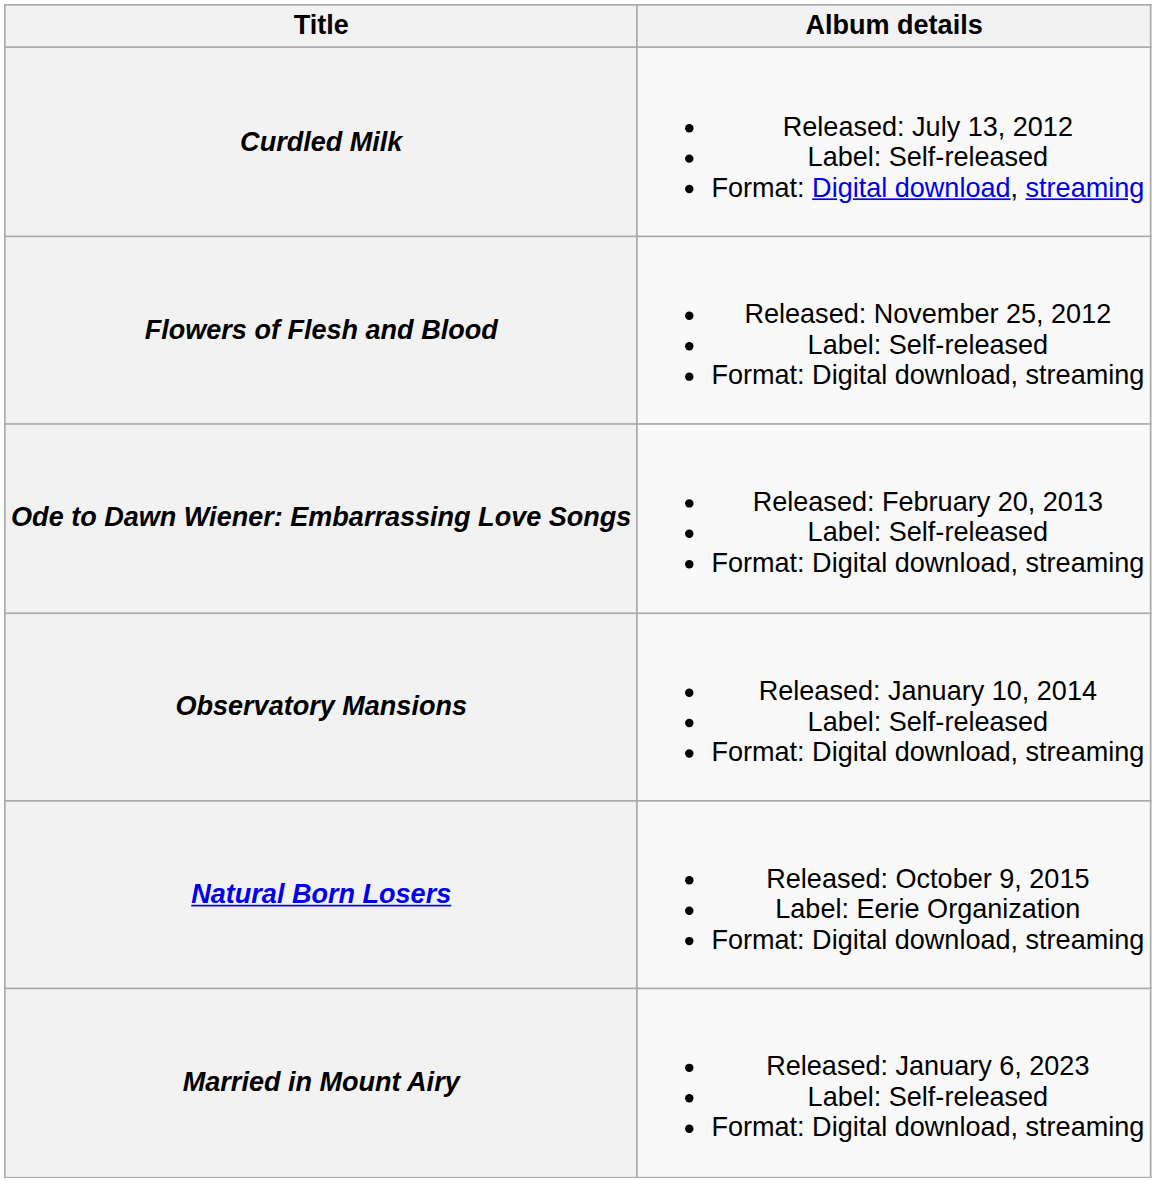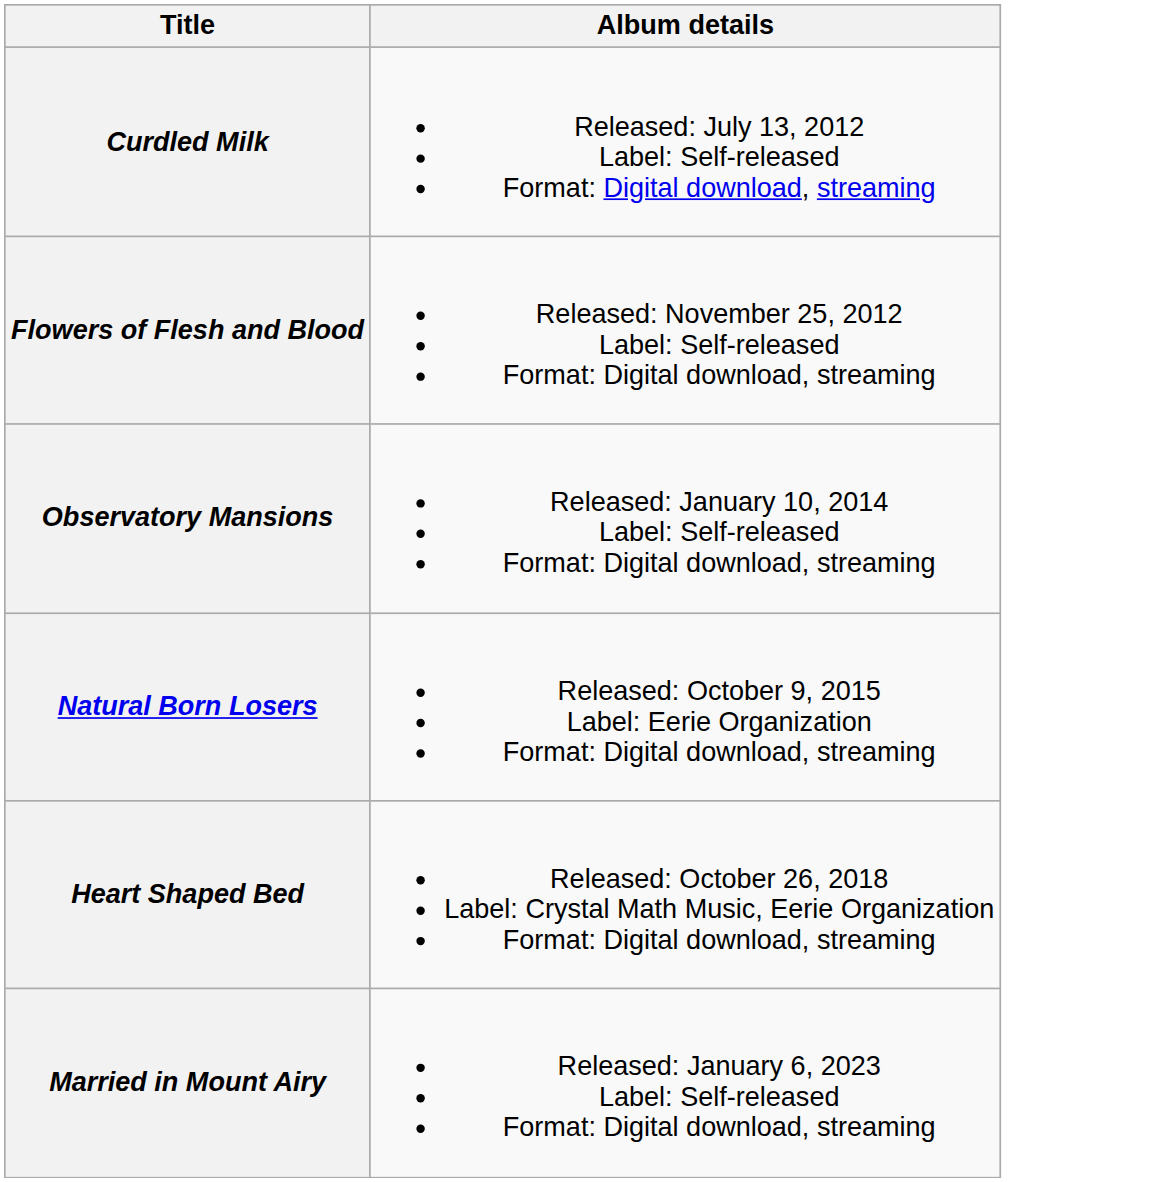- row: (321, 517)
+ row: (188, 894)
